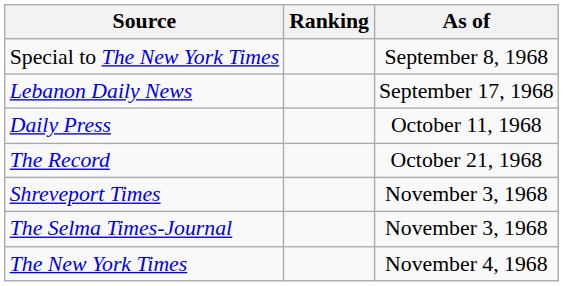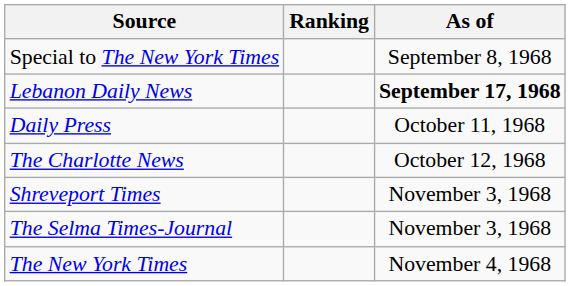(466, 90) normal -> (470, 90) bold
+ row: (97, 159)
- row: (60, 159)
